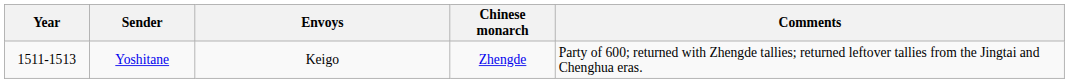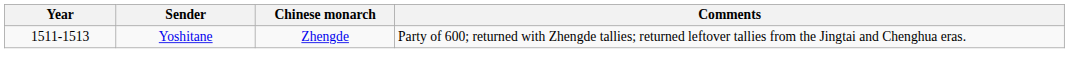- column: (322, 22)
